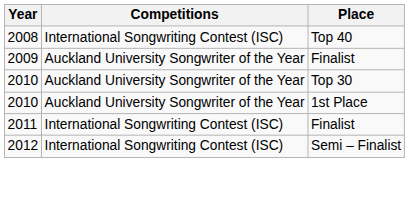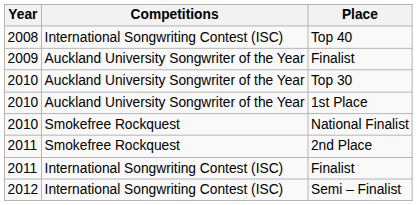+ row: (23, 124)
+ row: (22, 146)
